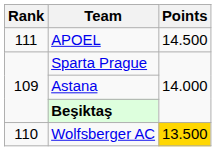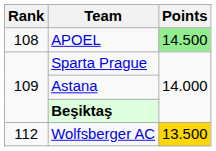(26, 39) 111 -> (26, 39) 108
(185, 39) no background -> (185, 39) lightgreen background
(26, 134) 110 -> (26, 134) 112
